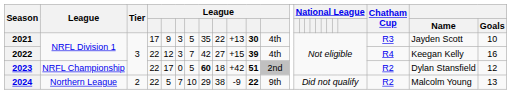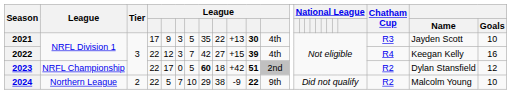(492, 82) 13 -> (492, 82) 10
